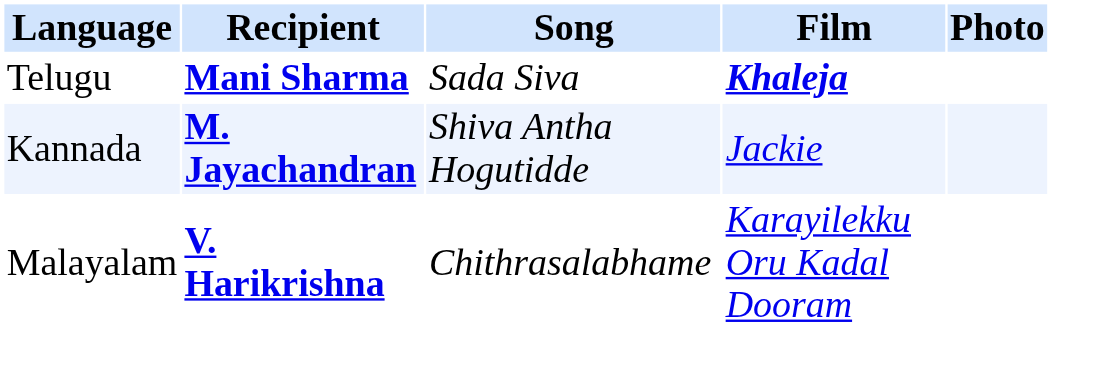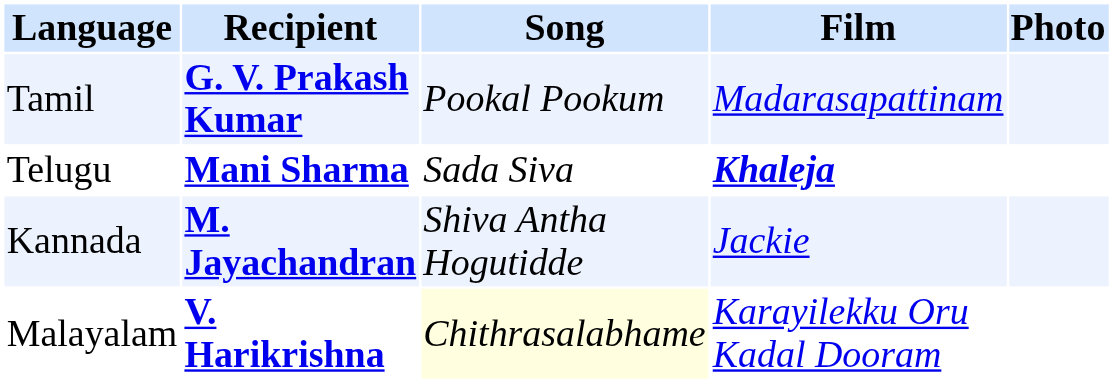+ row: (51, 98)
(570, 262) no background -> (564, 333) lightyellow background
